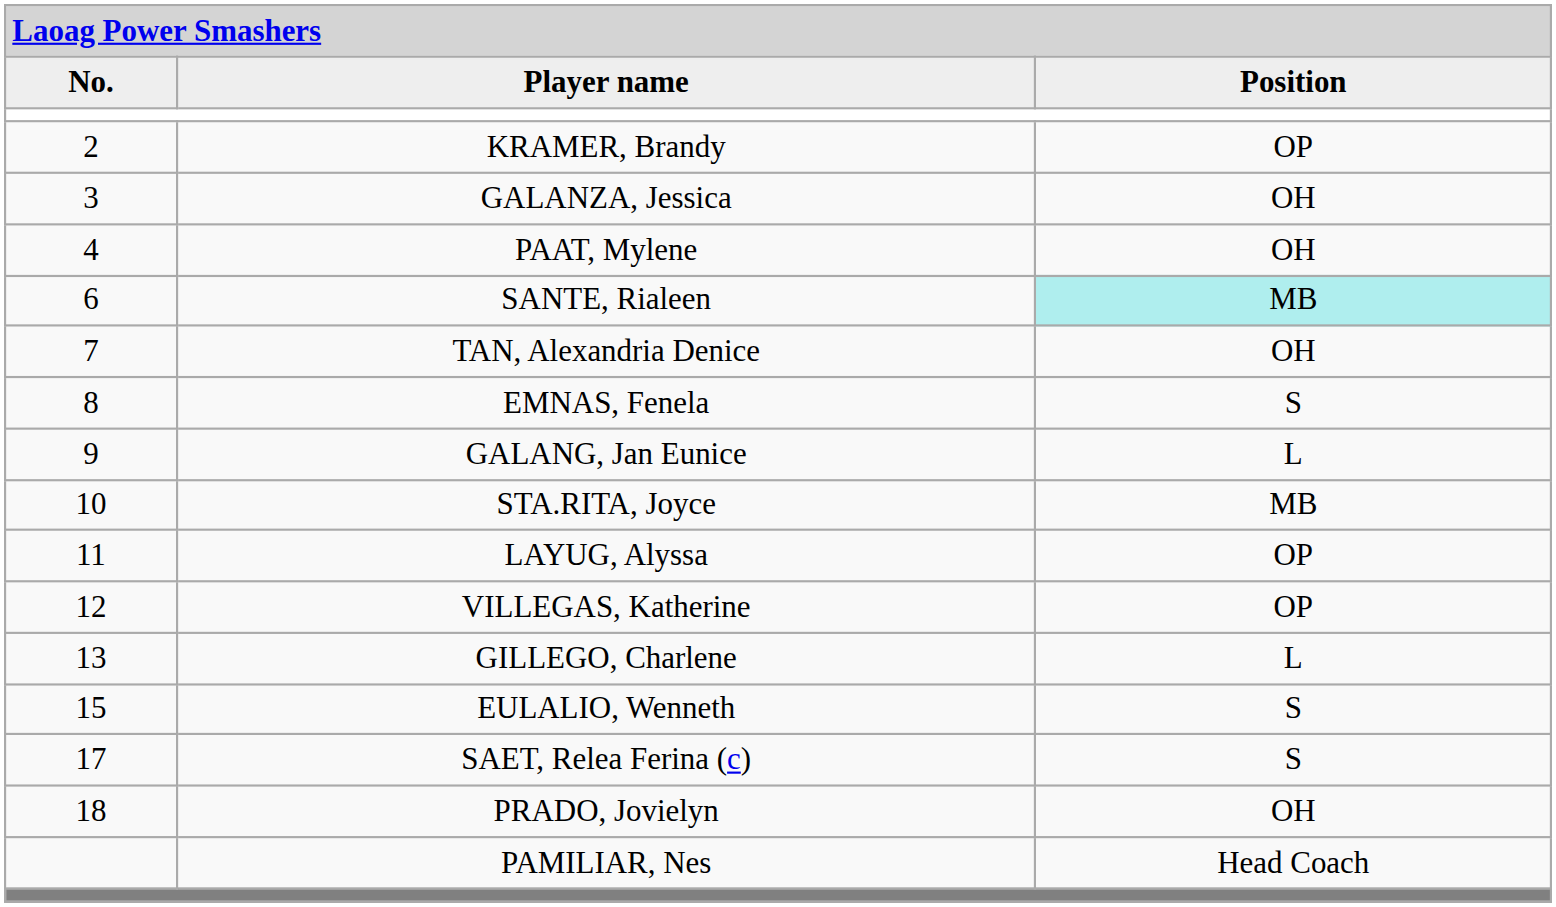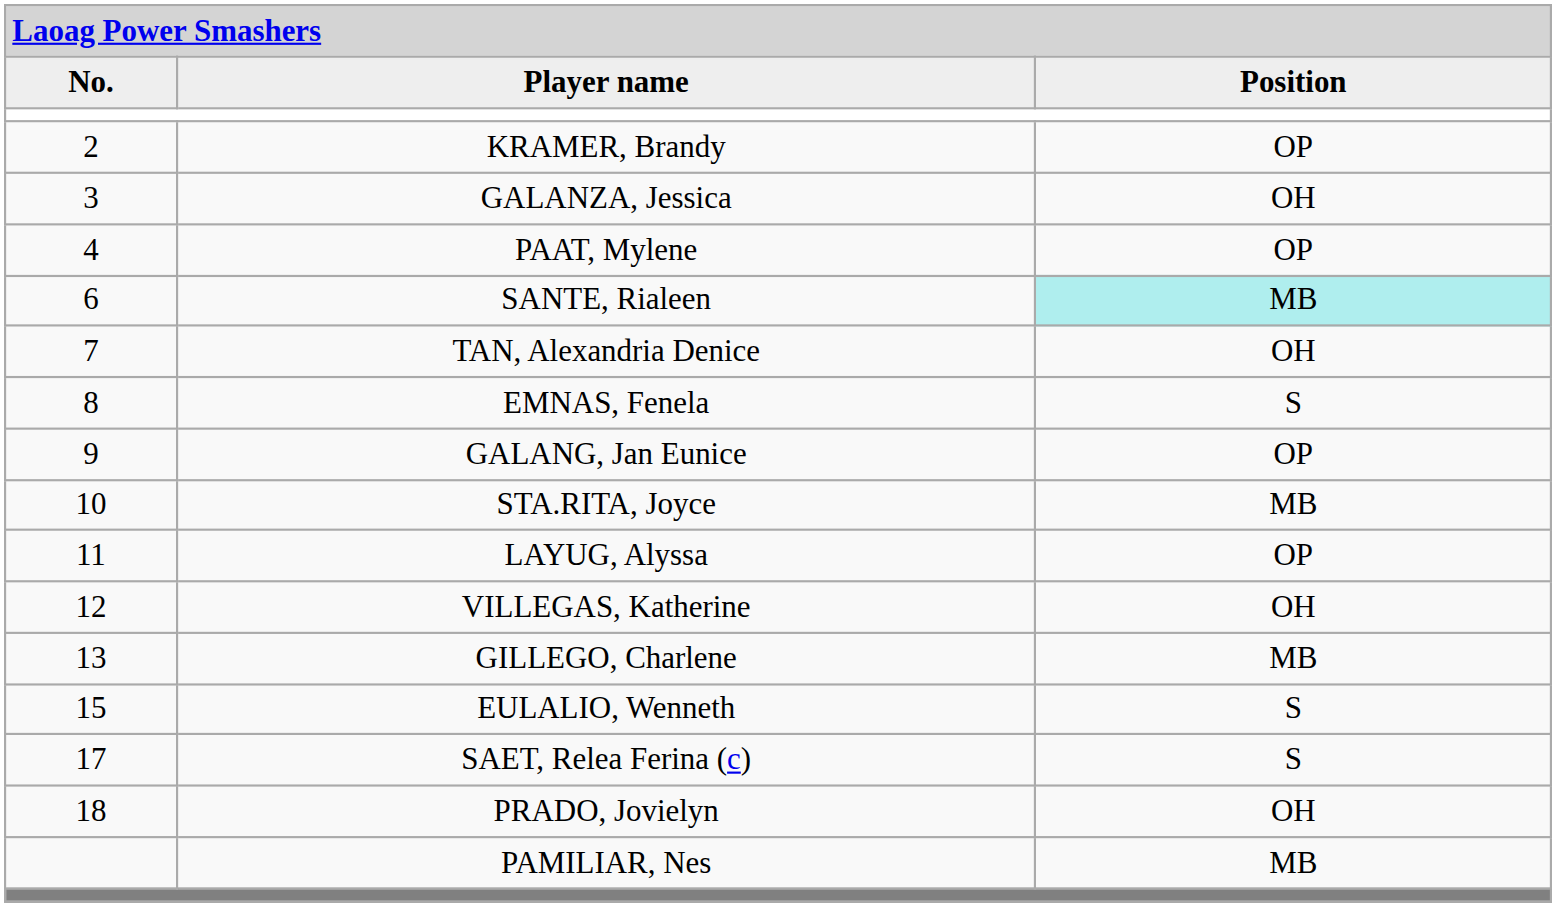(1293, 249) OH -> (1293, 249) OP
(1293, 453) L -> (1293, 453) OP
(1293, 606) OP -> (1293, 606) OH
(1293, 657) L -> (1293, 657) MB
(1293, 861) Head Coach -> (1293, 861) MB
